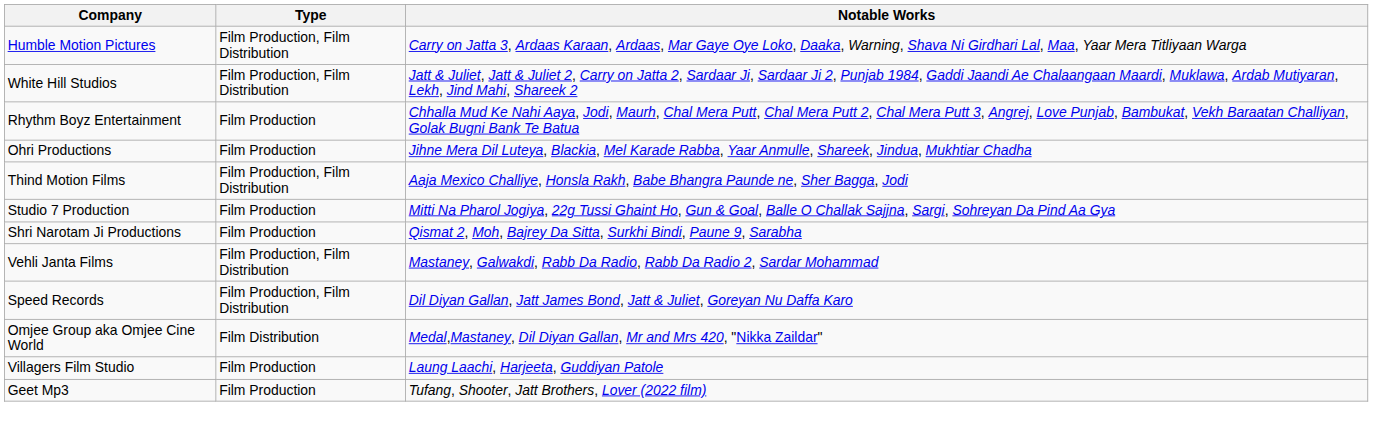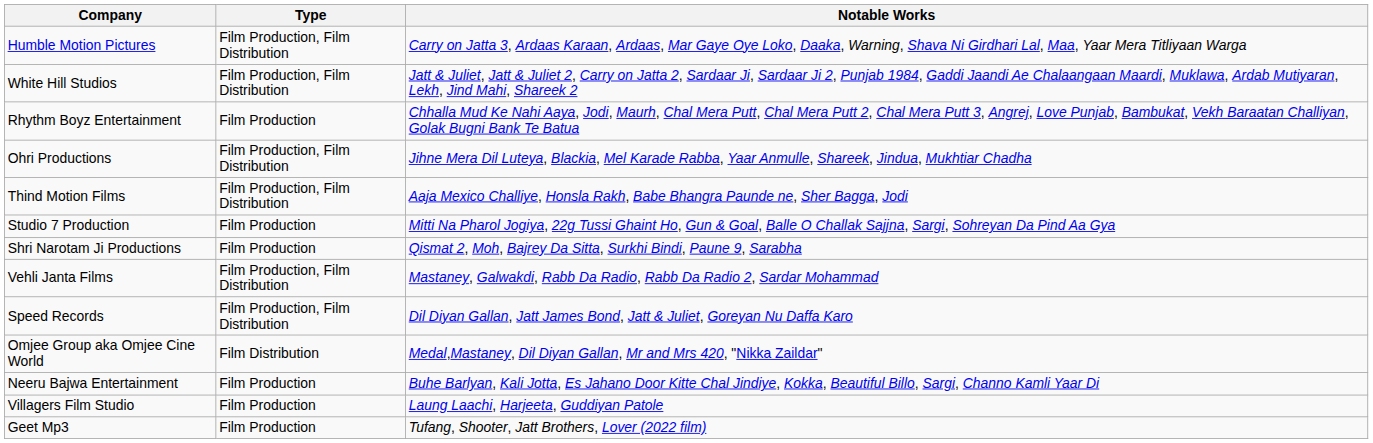(268, 150) Film Production -> (285, 158) Film Production, Film Distribution
+ row: (93, 383)
